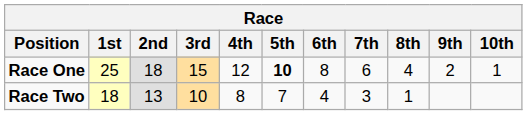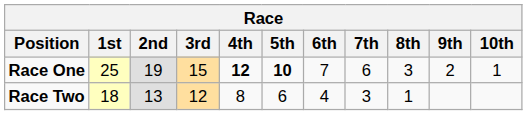(153, 70) 18 -> (153, 70) 19
(240, 70) normal -> (240, 70) bold
(324, 70) 8 -> (324, 70) 7
(408, 70) 4 -> (408, 70) 3
(198, 96) 10 -> (198, 96) 12
(282, 96) 7 -> (282, 96) 6
